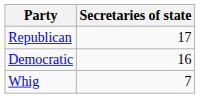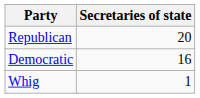(184, 37) 17 -> (184, 37) 20
(188, 81) 7 -> (188, 81) 1
